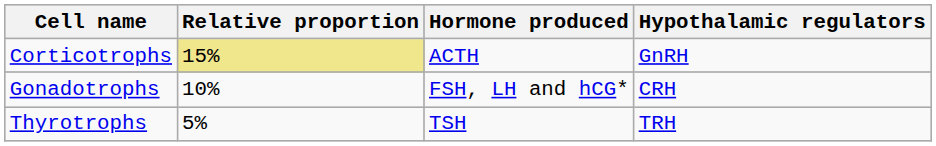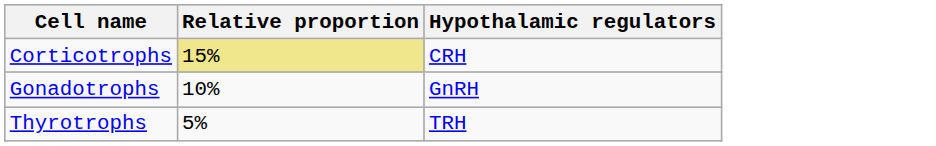- column: (529, 22)
(664, 56) GnRH -> (448, 56) CRH
(657, 90) CRH -> (454, 90) GnRH
